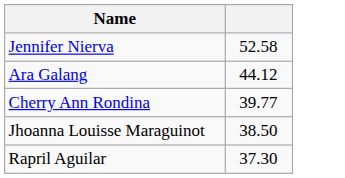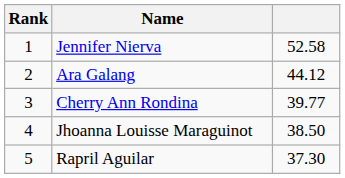+ column: (28, 18)
